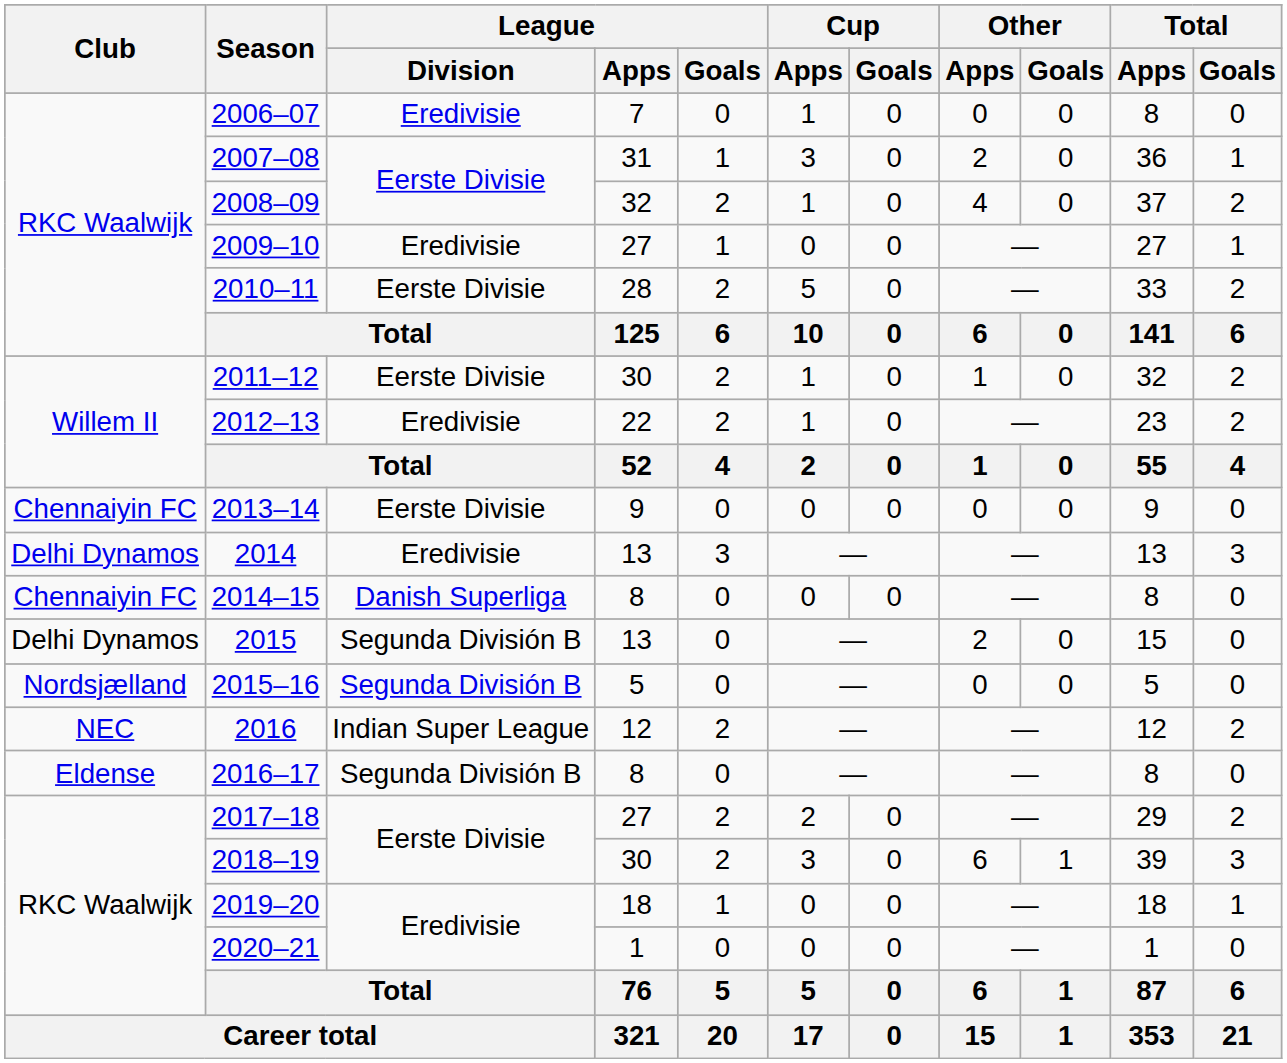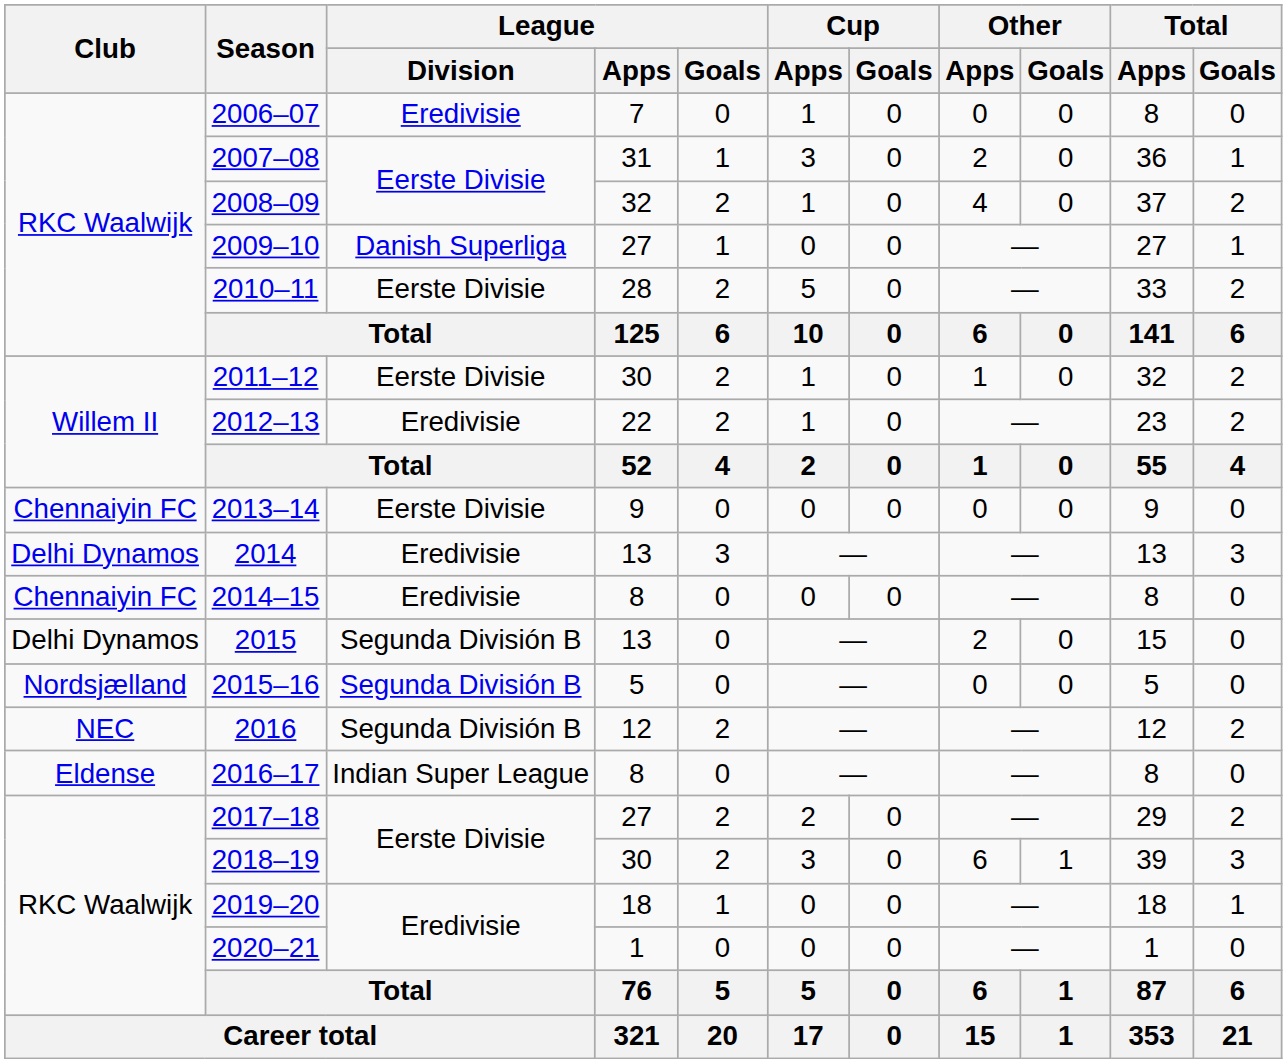(461, 245) Eredivisie -> (461, 245) Danish Superliga
(461, 597) Danish Superliga -> (461, 597) Eredivisie
(461, 728) Indian Super League -> (461, 728) Segunda División B
(461, 772) Segunda División B -> (461, 772) Indian Super League
